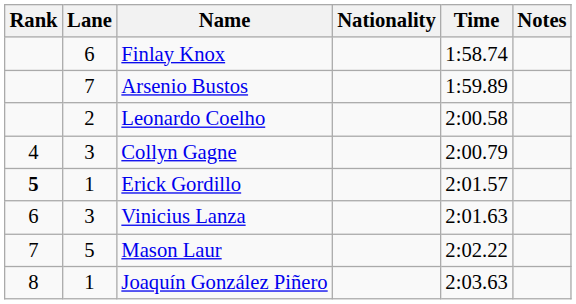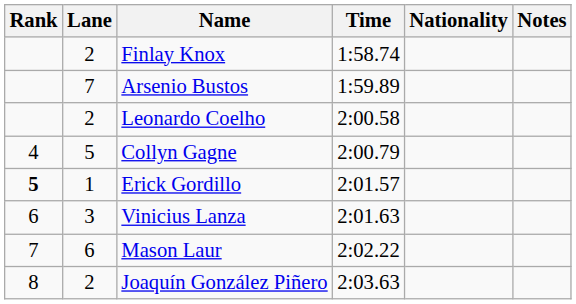columns swapped: (387, 20) <-> (477, 20)
(89, 53) 6 -> (89, 53) 2
(89, 151) 3 -> (89, 151) 5
(89, 250) 5 -> (89, 250) 6
(89, 282) 1 -> (89, 282) 2
